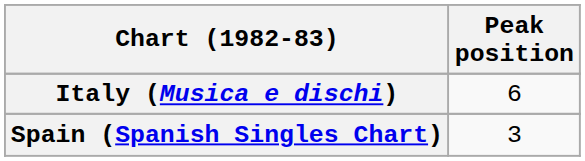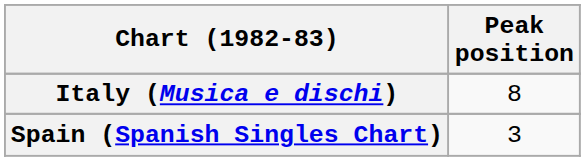(514, 94) 6 -> (514, 94) 8
